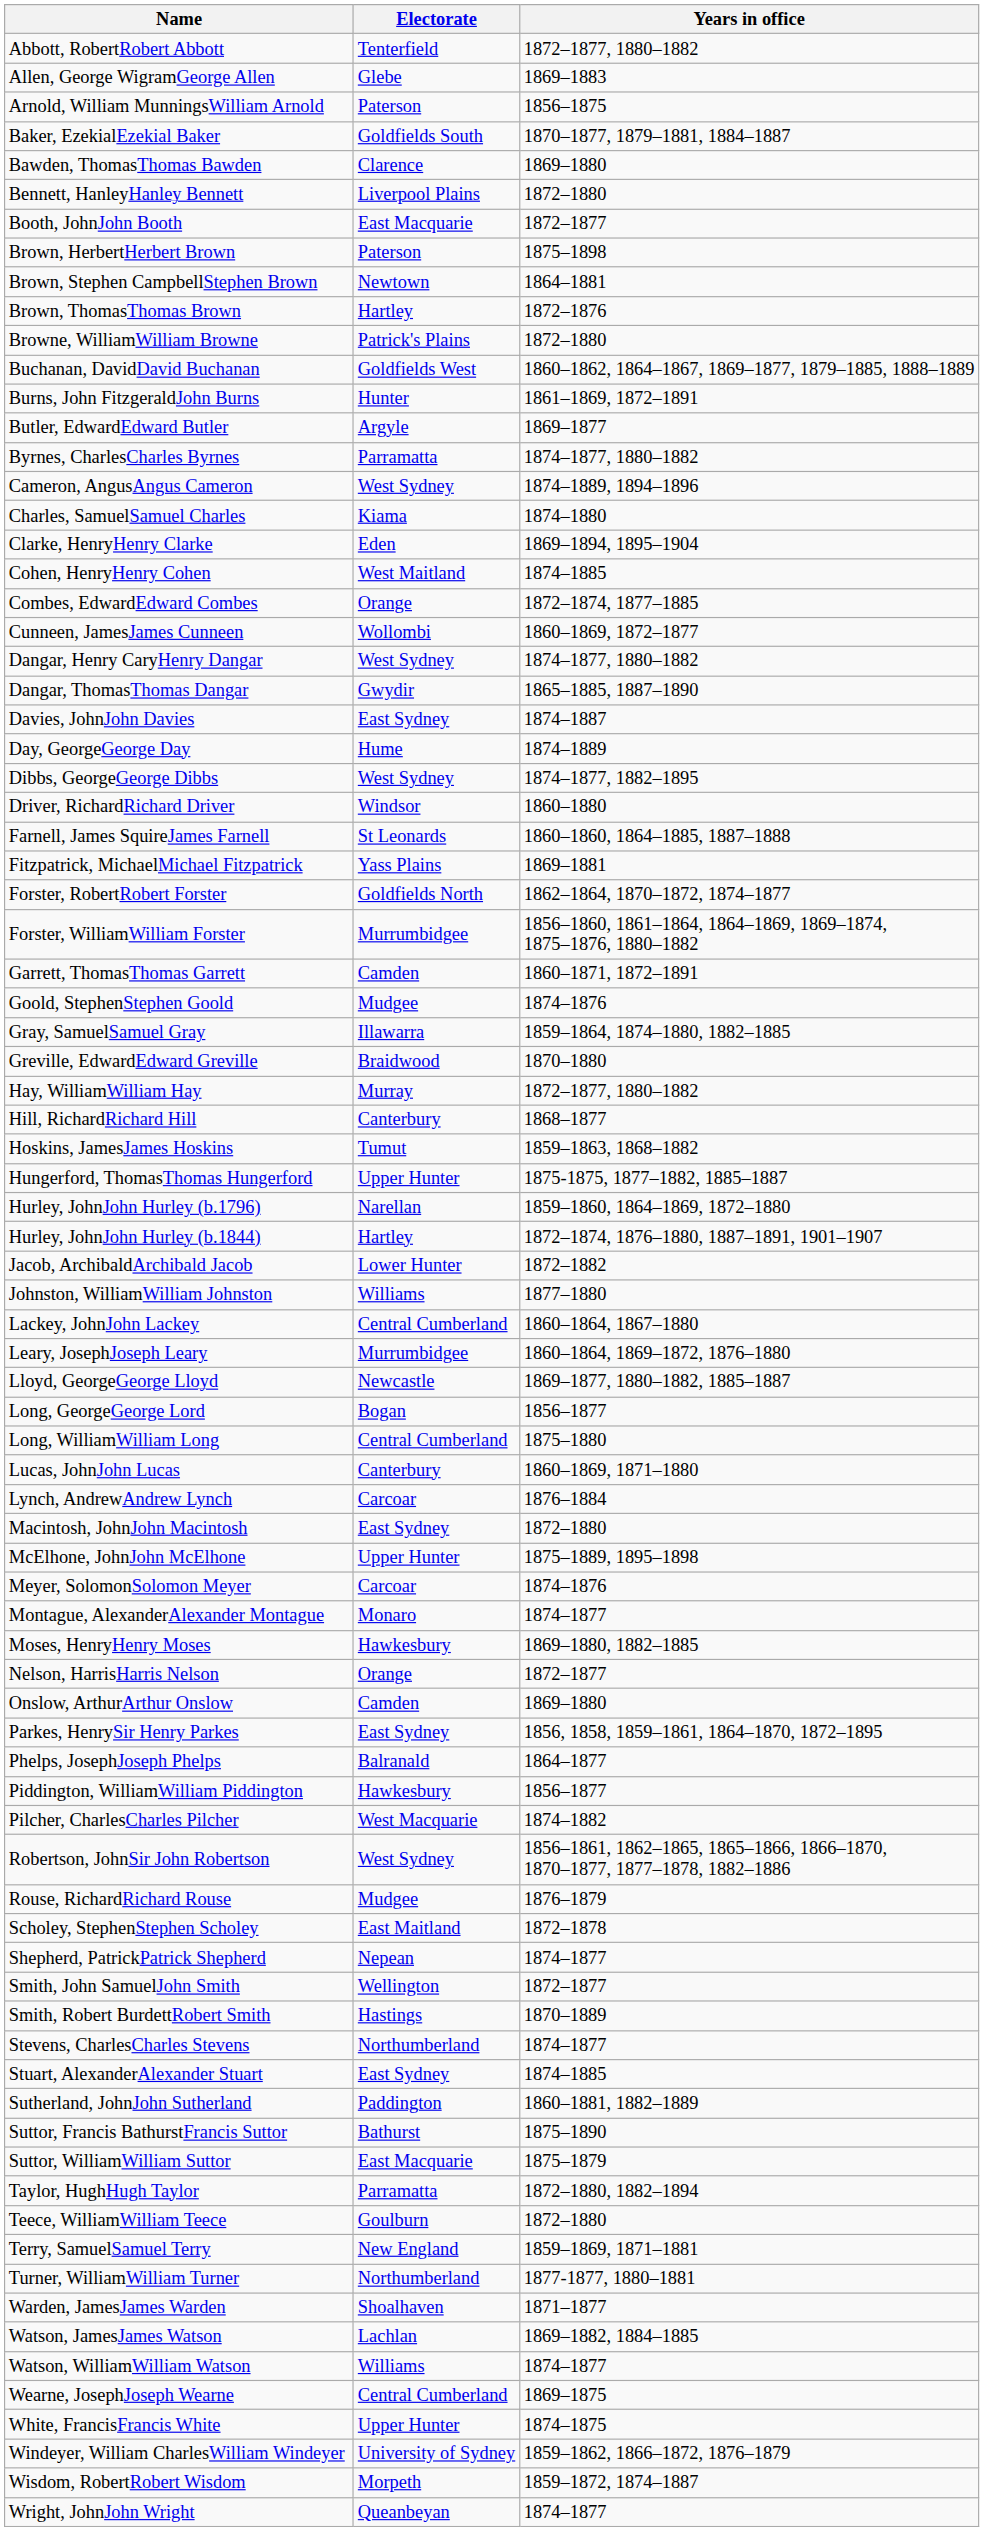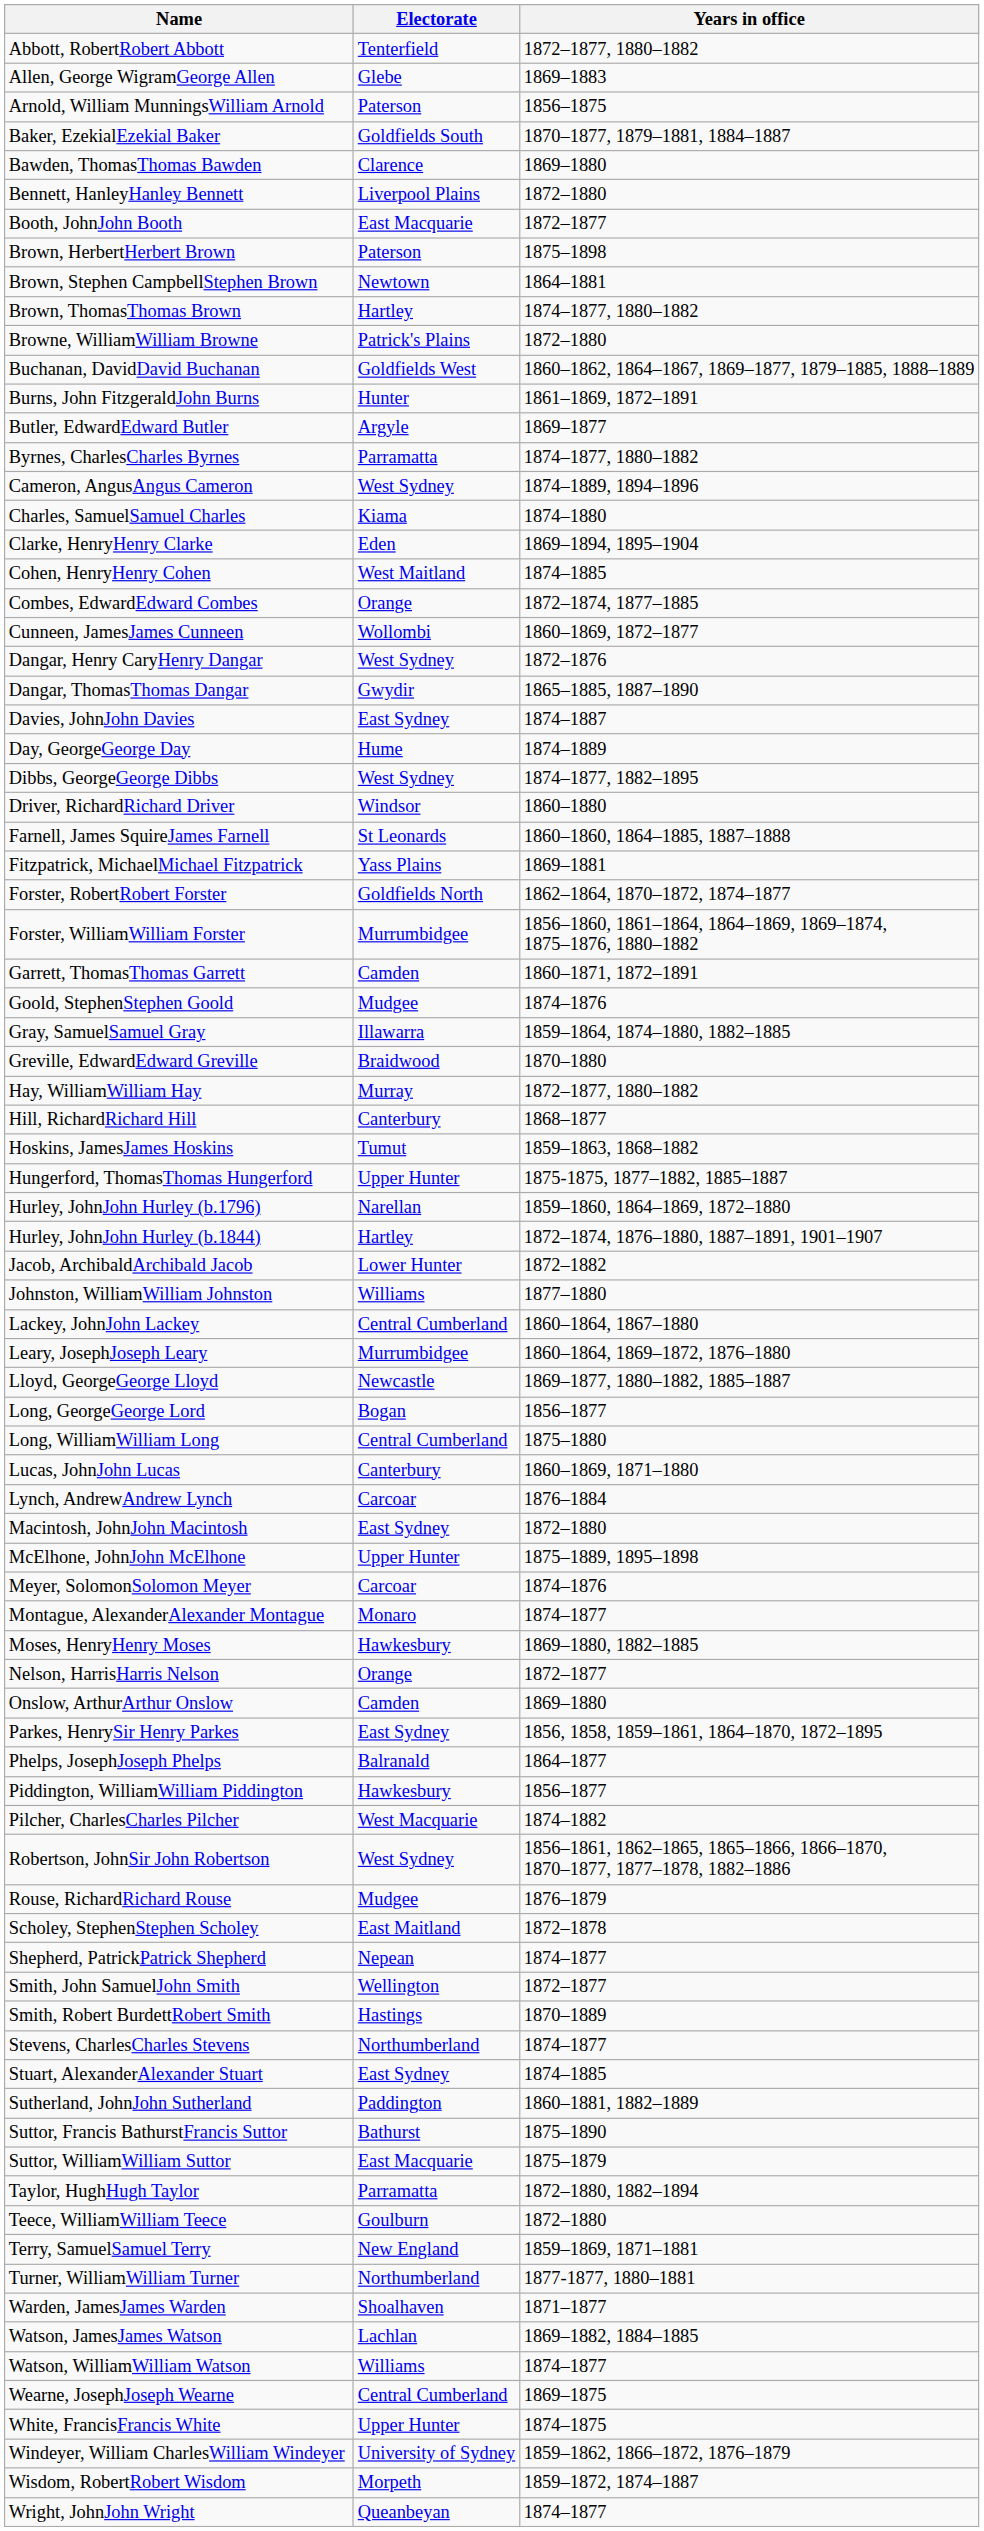(565, 310) 1872–1876 -> (611, 310) 1874–1877, 1880–1882
(611, 661) 1874–1877, 1880–1882 -> (565, 661) 1872–1876
